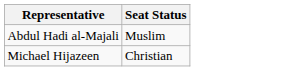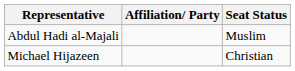+ column: (172, 14)
